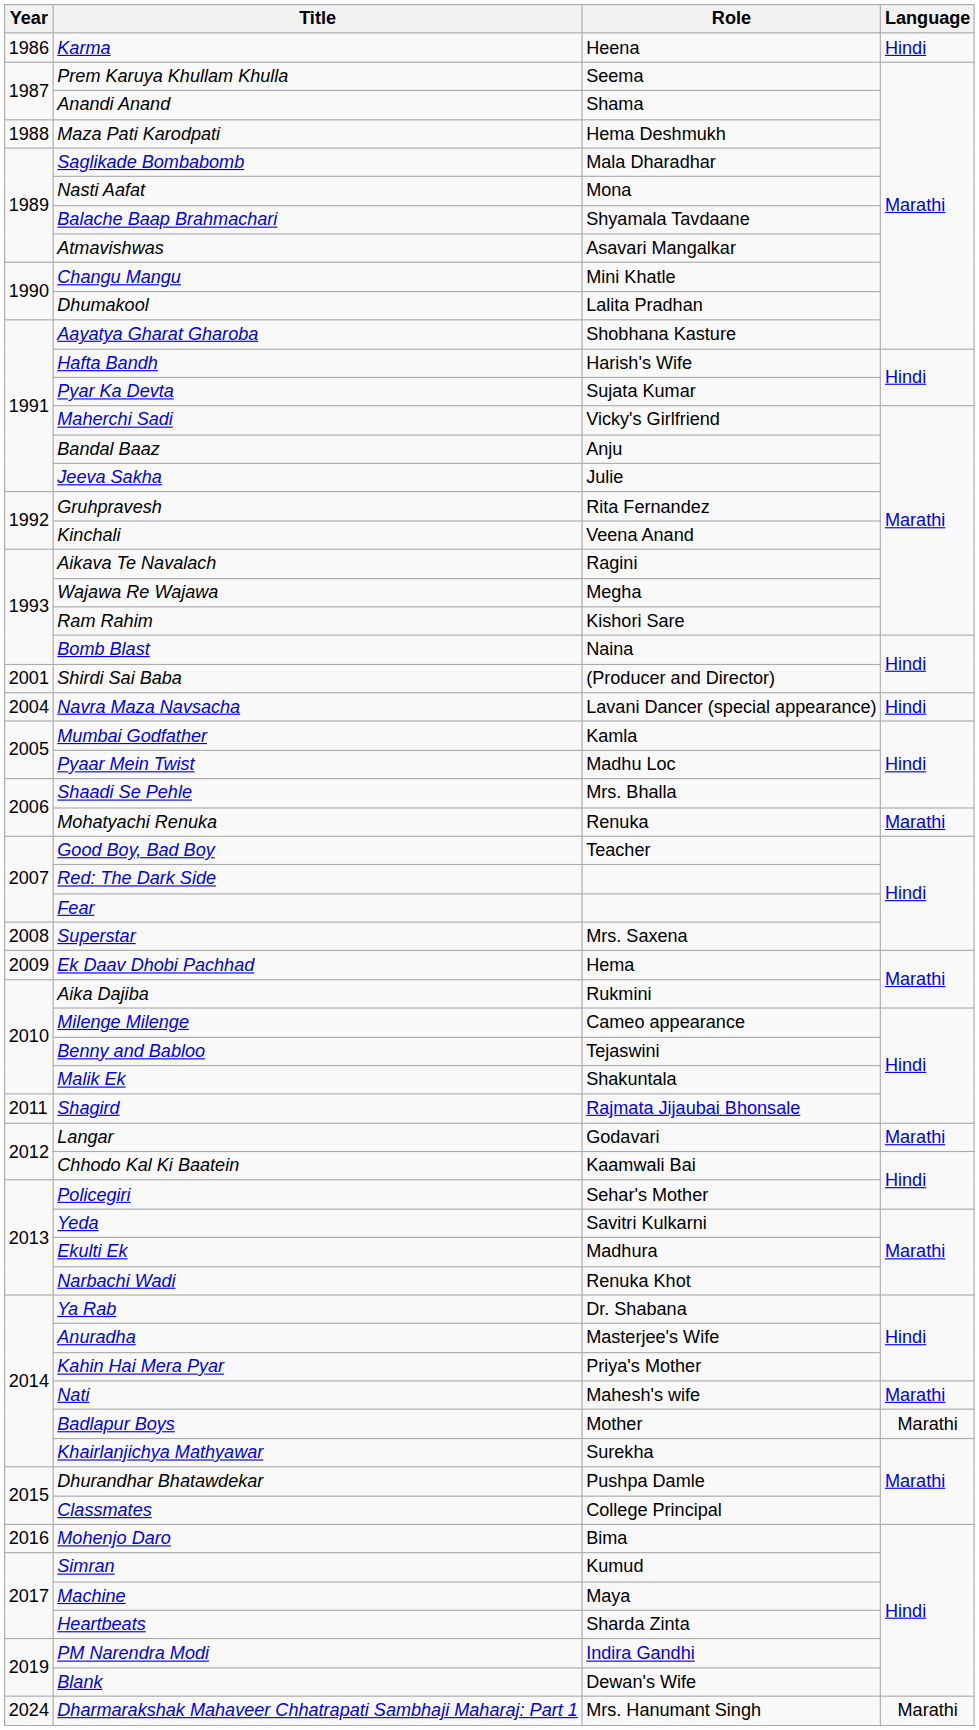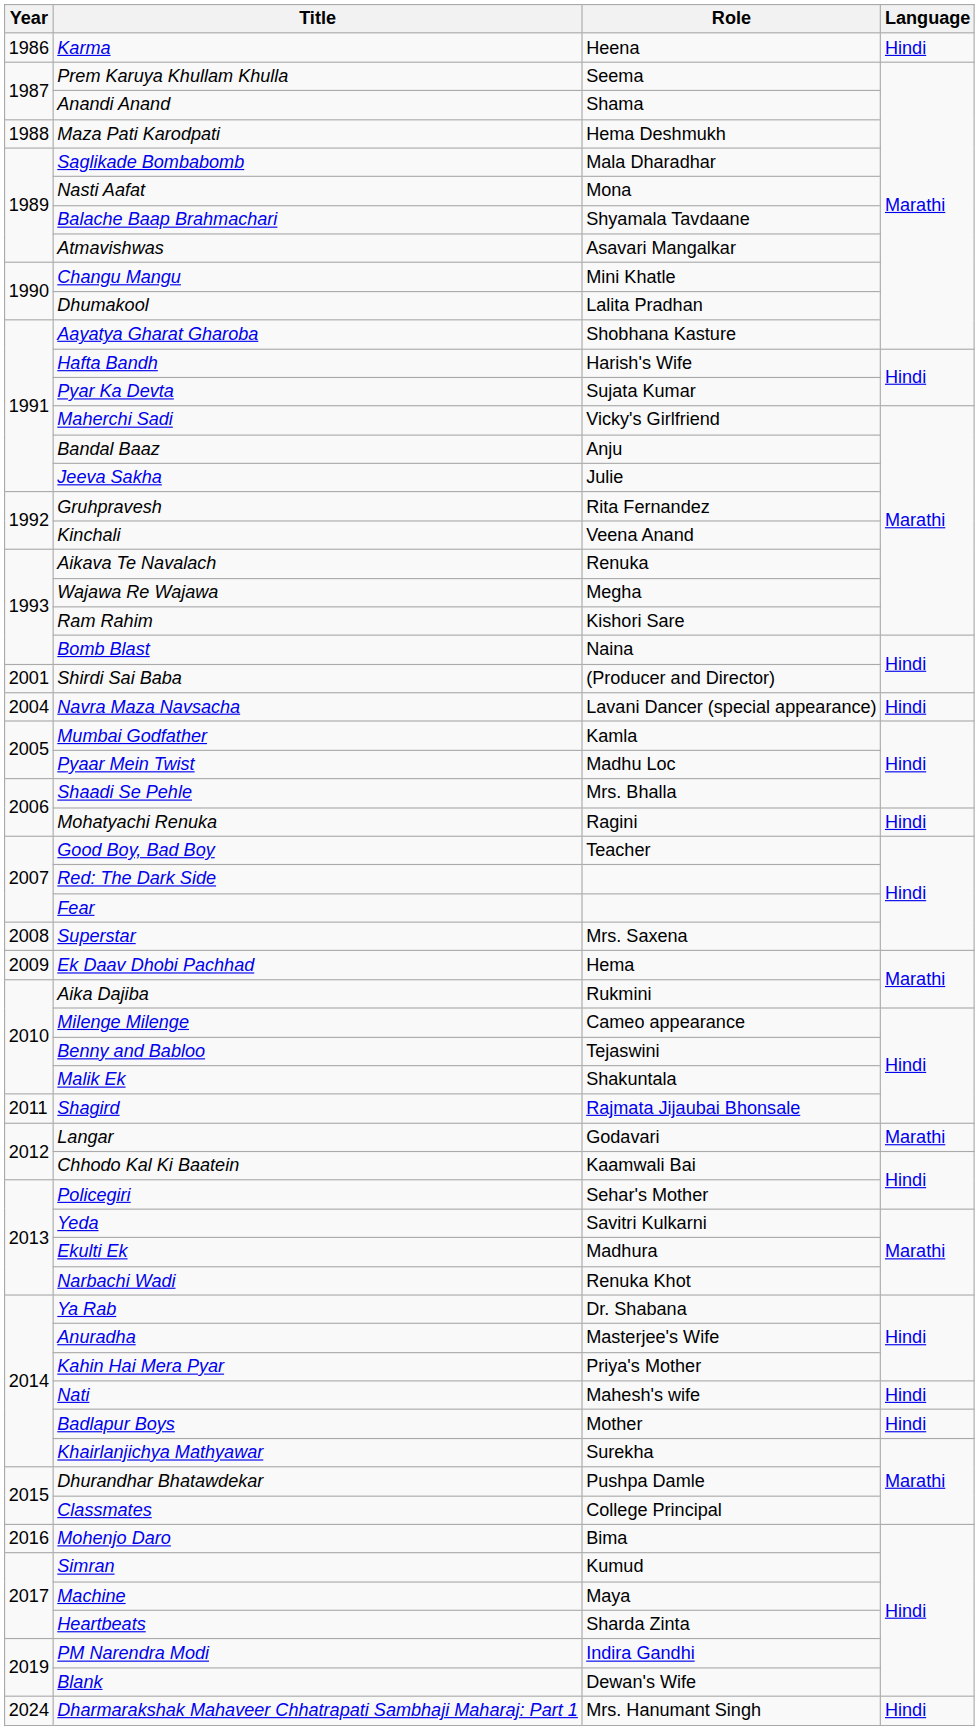(612, 563) Ragini -> (617, 563) Renuka
(617, 821) Renuka -> (612, 821) Ragini
(915, 821) Marathi -> (906, 821) Hindi
(915, 1395) Marathi -> (906, 1395) Hindi
(928, 1423) Marathi -> (906, 1423) Hindi
(928, 1710) Marathi -> (906, 1710) Hindi
